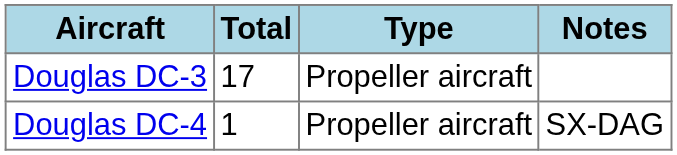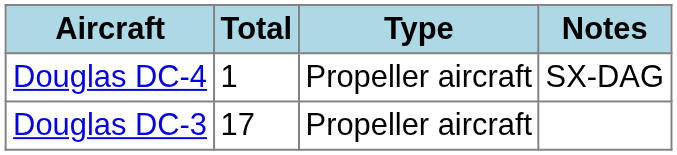rows swapped: (110, 76) <-> (110, 125)
